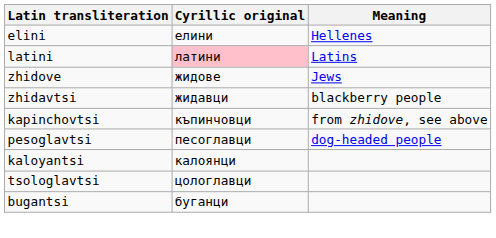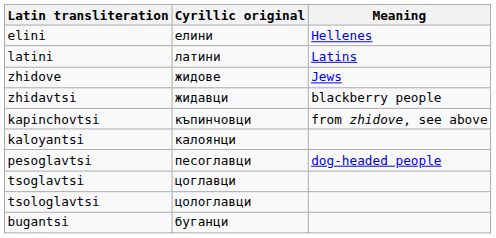(198, 56) pink background -> (198, 56) no background
rows swapped: (46, 160) <-> (50, 139)
+ row: (46, 181)
